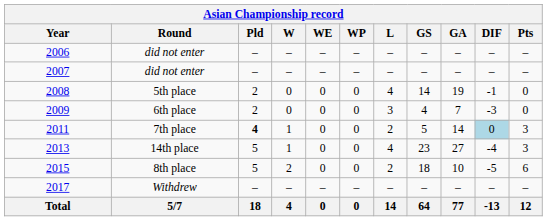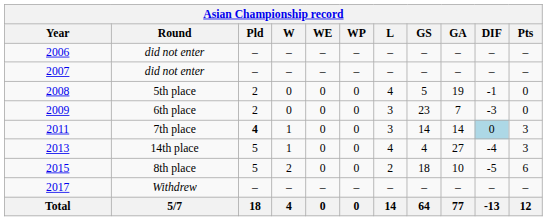(424, 91) 14 -> (424, 91) 5
(424, 110) 4 -> (424, 110) 23
(390, 129) 2 -> (390, 129) 3
(424, 129) 5 -> (424, 129) 14
(424, 149) 23 -> (424, 149) 4
